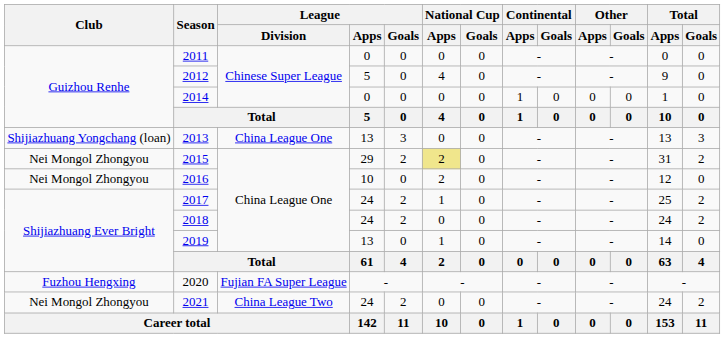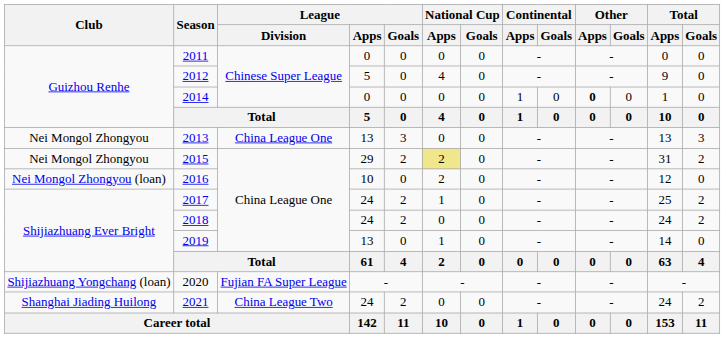(592, 96) normal -> (592, 96) bold
(89, 138) Shijiazhuang Yongchang (loan) -> (89, 138) Nei Mongol Zhongyou
(89, 179) Nei Mongol Zhongyou -> (89, 179) Nei Mongol Zhongyou (loan)
(89, 281) Fuzhou Hengxing -> (89, 281) Shijiazhuang Yongchang (loan)
(89, 302) Nei Mongol Zhongyou -> (89, 302) Shanghai Jiading Huilong
